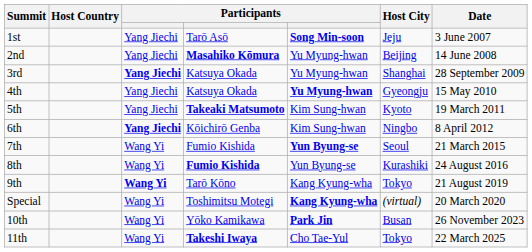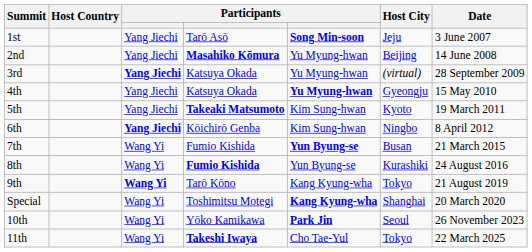(404, 73) Shanghai -> (402, 73) (virtual)
(396, 146) Seoul -> (397, 146) Busan
(402, 201) (virtual) -> (404, 201) Shanghai
(397, 219) Busan -> (396, 219) Seoul
